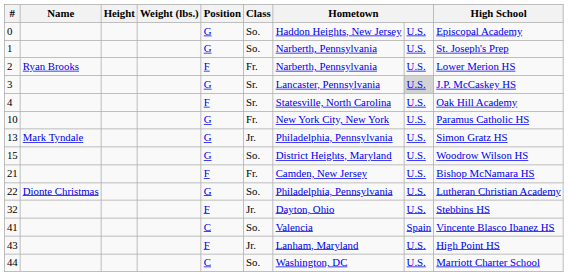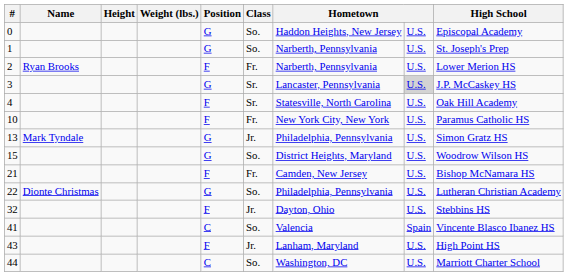(208, 120) G -> (207, 120) F
